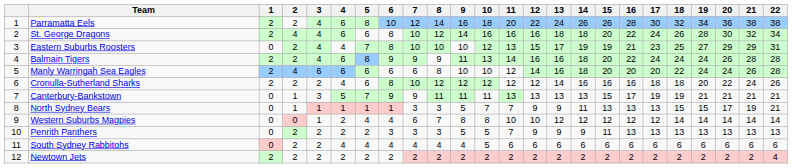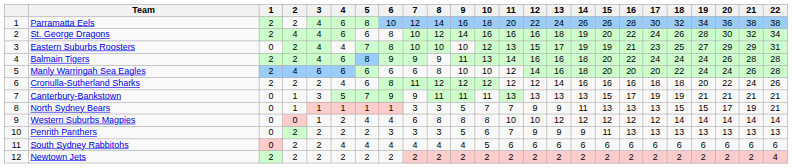(583, 35) 18 -> (583, 35) 19
(415, 84) 10 -> (415, 84) 11
(439, 120) 7 -> (439, 120) 8
(487, 133) 5 -> (487, 133) 6
